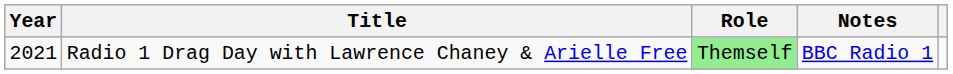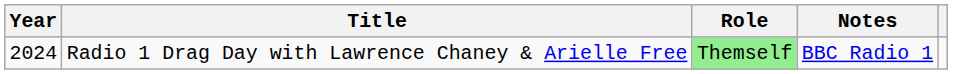(33, 53) 2021 -> (33, 53) 2024
